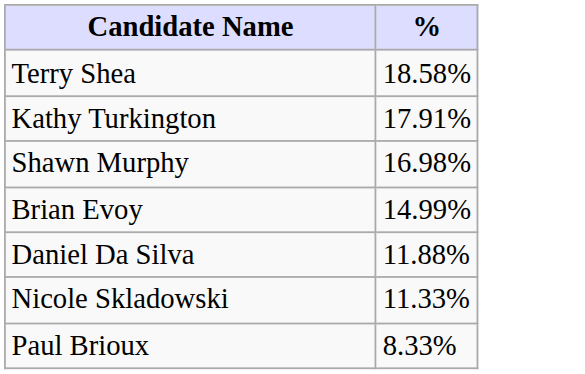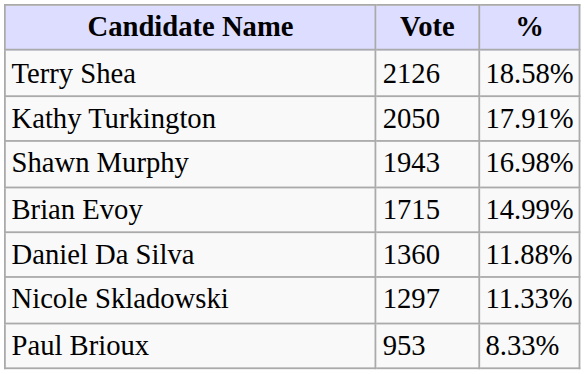+ column: (427, 27)
